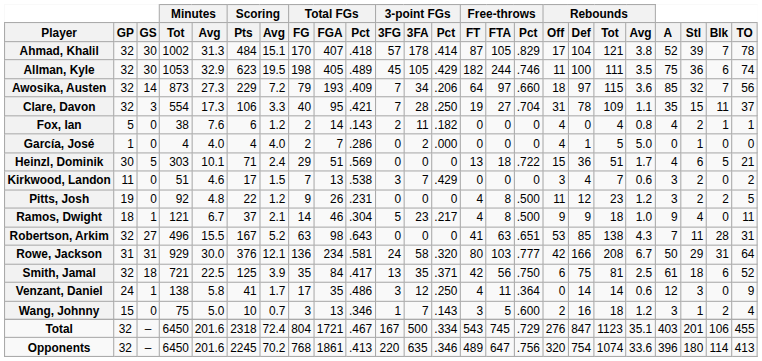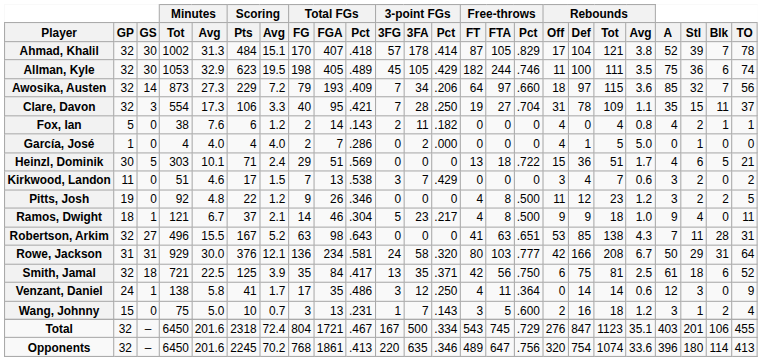(361, 199) .231 -> (361, 199) .346
(361, 310) .346 -> (361, 310) .231
